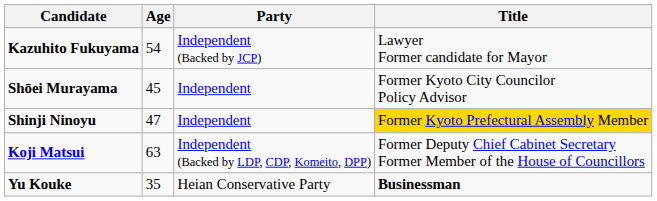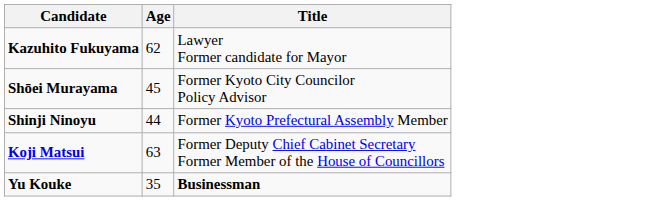- column: (274, 16)
(153, 48) 54 -> (153, 48) 62
(153, 120) 47 -> (153, 120) 44
(513, 120) gold background -> (313, 120) no background
